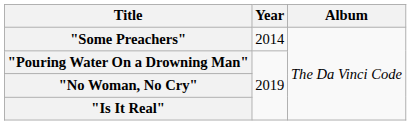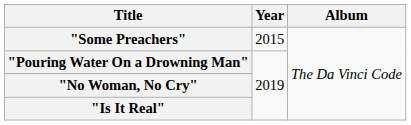(270, 39) 2014 -> (270, 39) 2015
